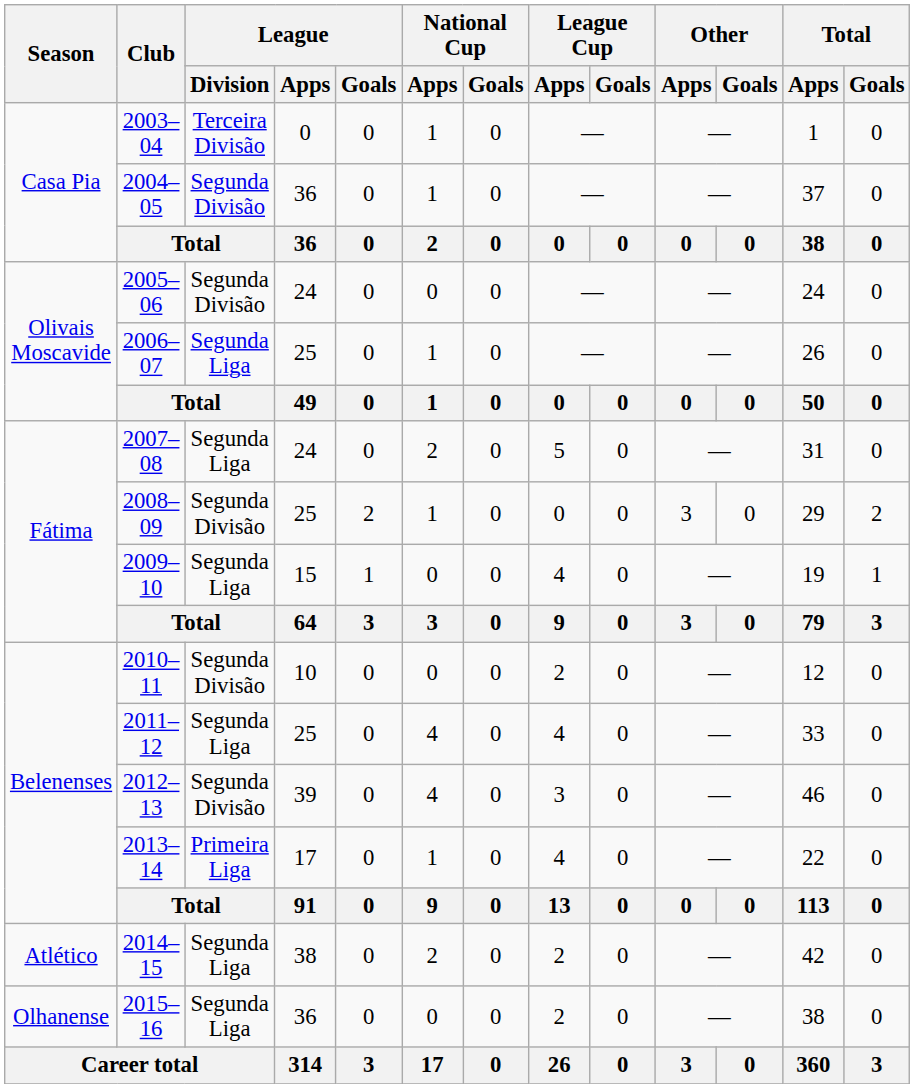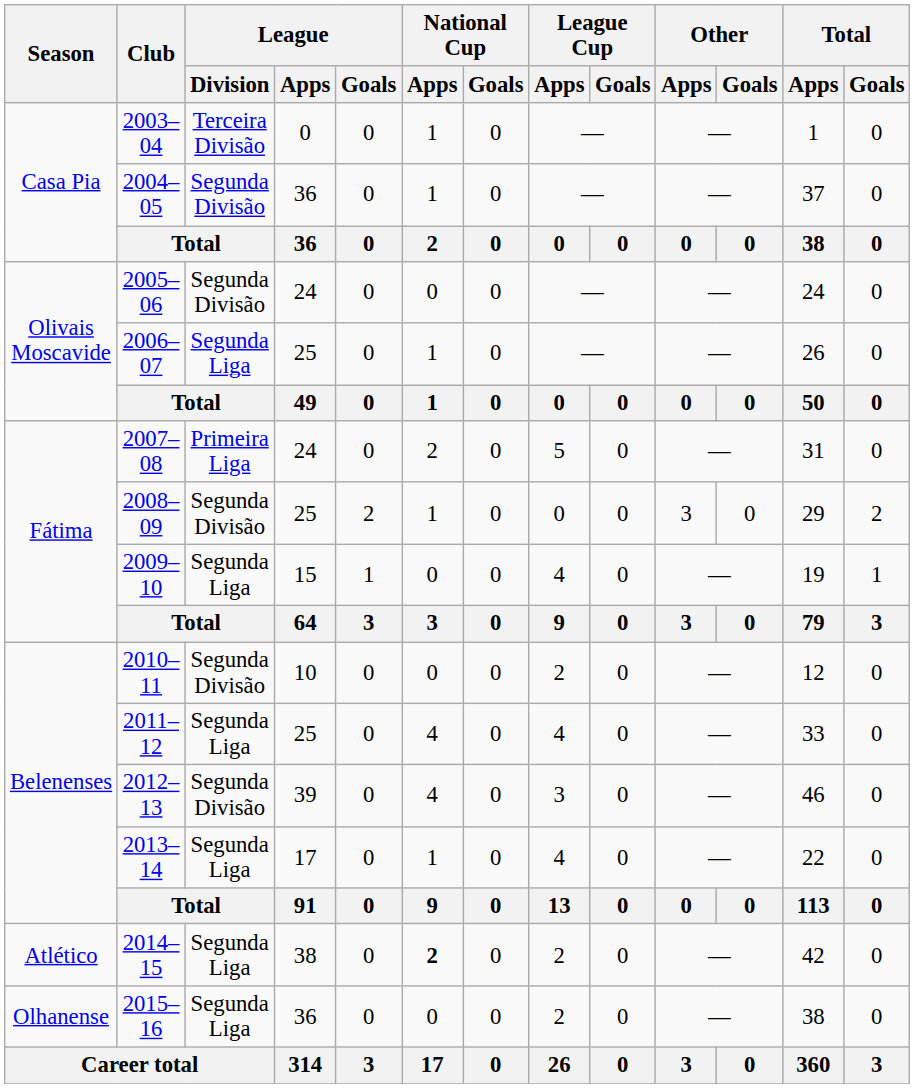(230, 451) Segunda Liga -> (230, 451) Primeira Liga
(230, 856) Primeira Liga -> (230, 856) Segunda Liga
(432, 954) normal -> (432, 954) bold
